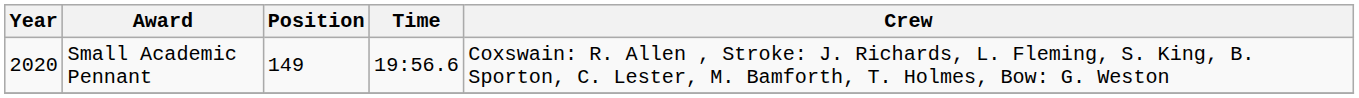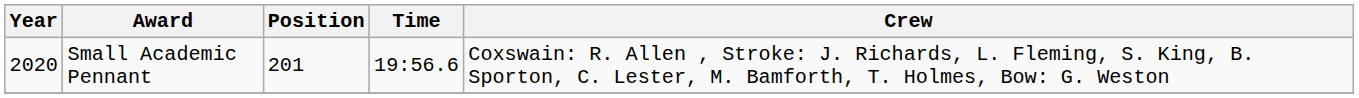(286, 66) 149 -> (286, 66) 201
